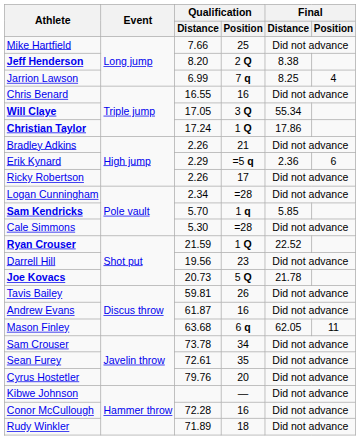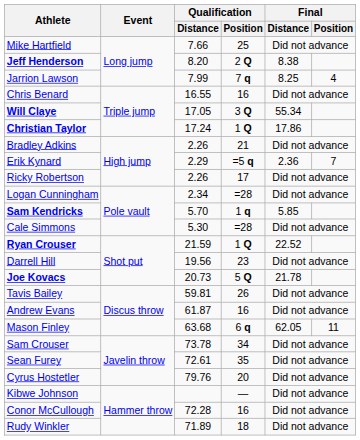(198, 79) 6.99 -> (198, 79) 7.99
(333, 162) 6 -> (333, 162) 7
